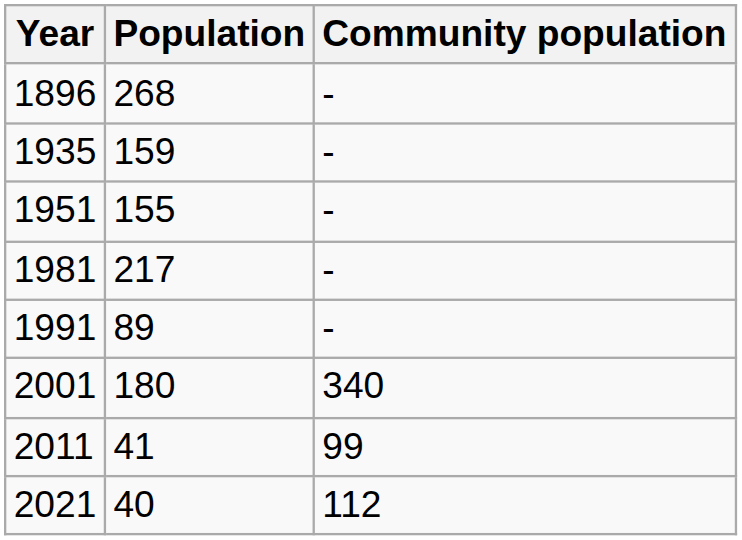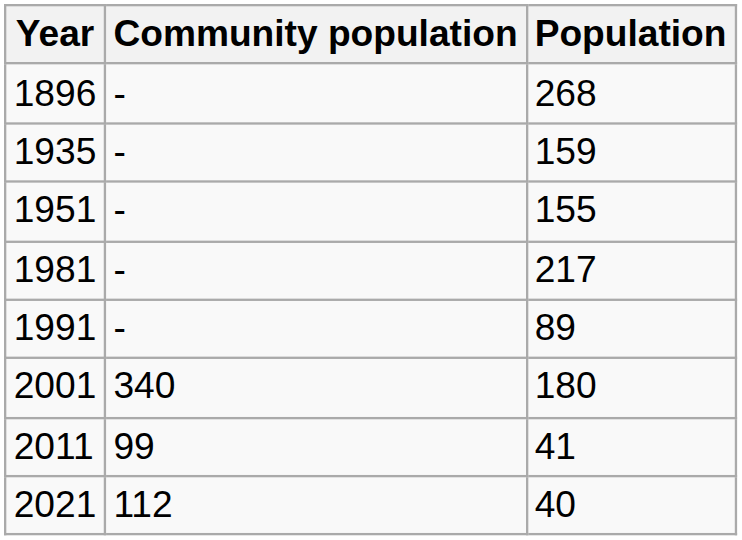columns swapped: (209, 33) <-> (524, 33)
